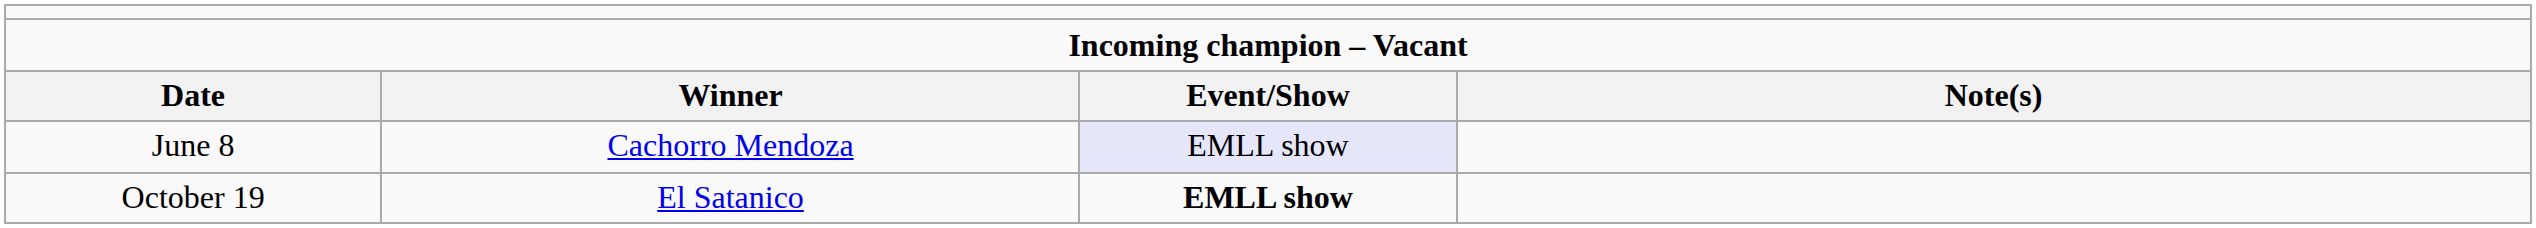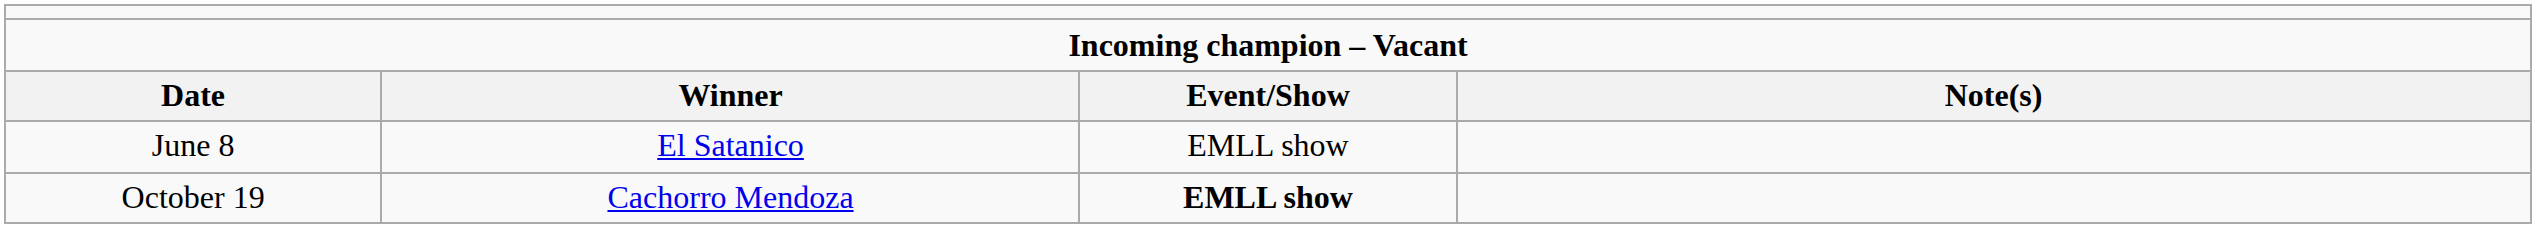(731, 146) Cachorro Mendoza -> (731, 146) El Satanico
(1268, 146) lavender background -> (1268, 146) no background
(731, 196) El Satanico -> (731, 196) Cachorro Mendoza
